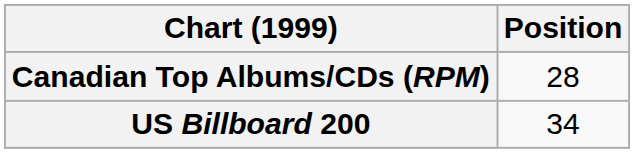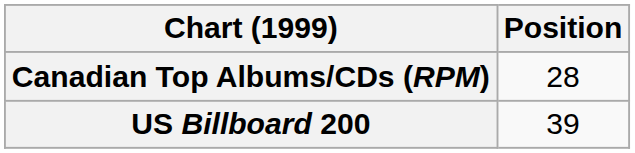(563, 123) 34 -> (563, 123) 39
